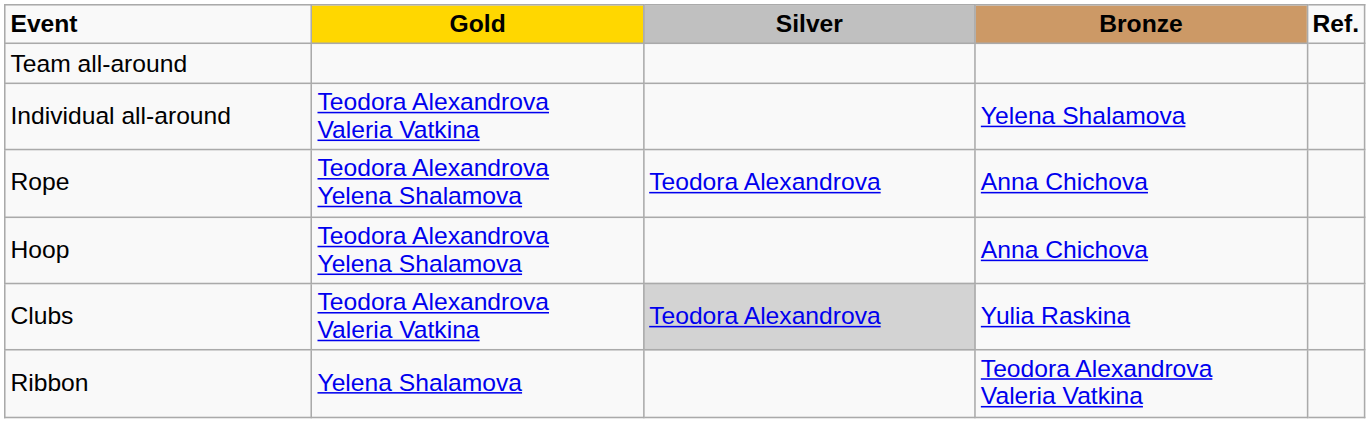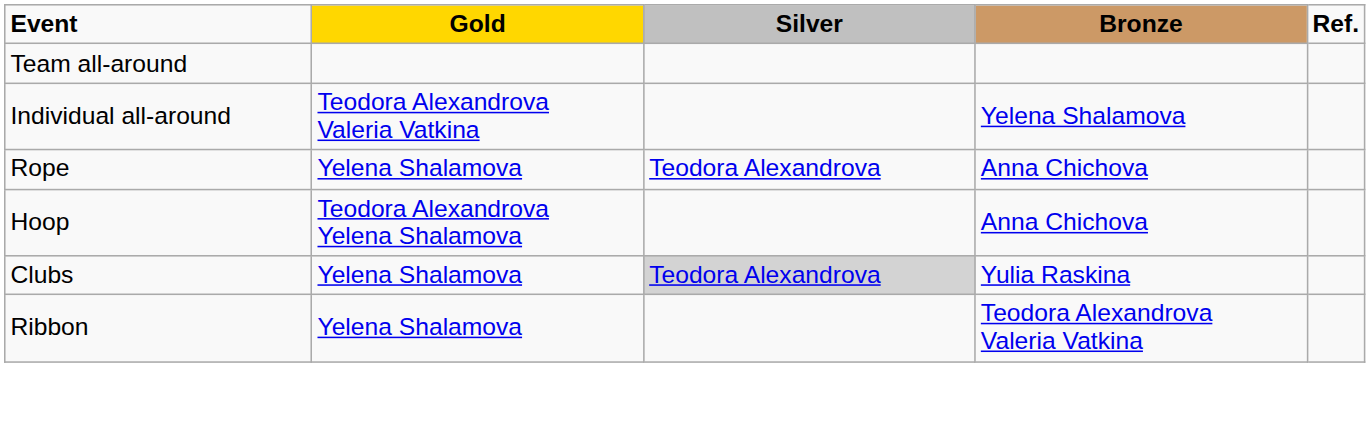(433, 182) Teodora Alexandrova Yelena Shalamova -> (420, 168) Yelena Shalamova
(433, 316) Teodora Alexandrova Valeria Vatkina -> (420, 274) Yelena Shalamova
